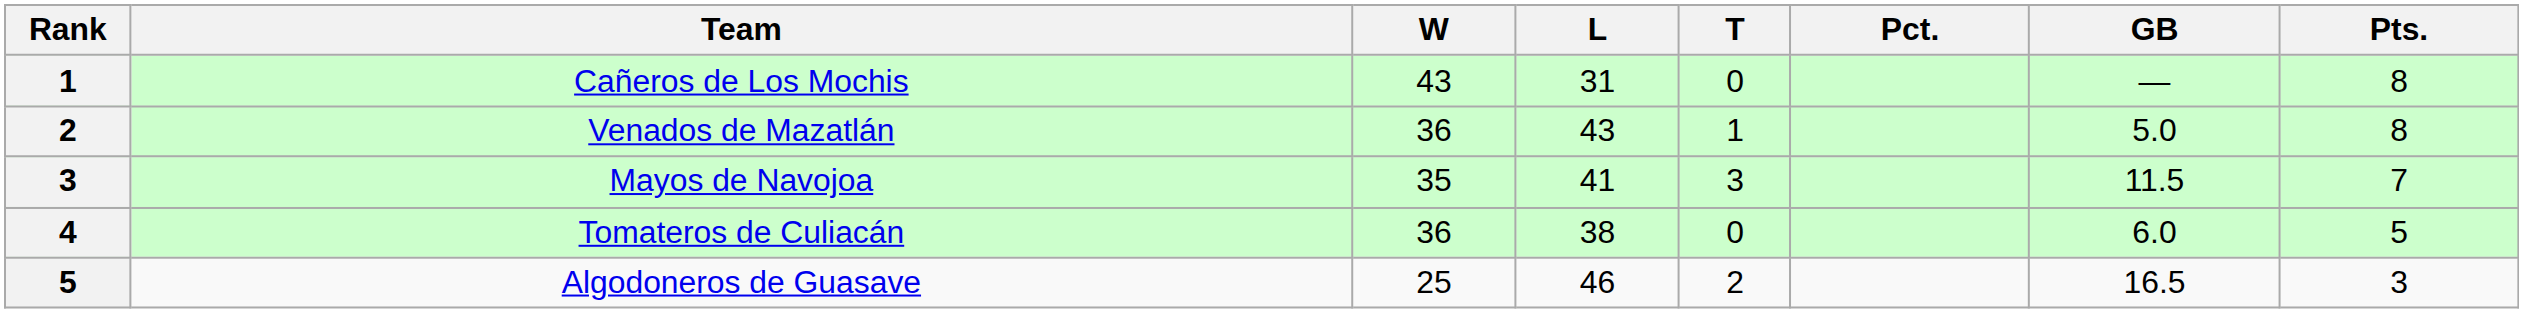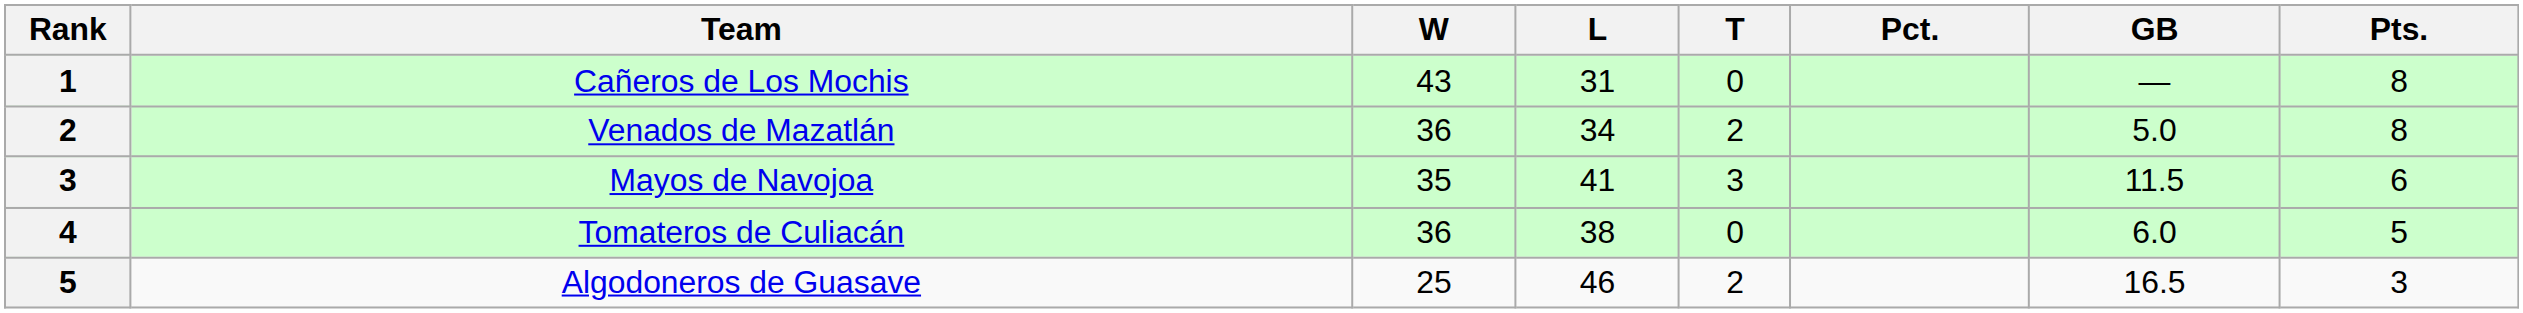(1597, 130) 43 -> (1597, 130) 34
(1735, 130) 1 -> (1735, 130) 2
(2399, 181) 7 -> (2399, 181) 6
